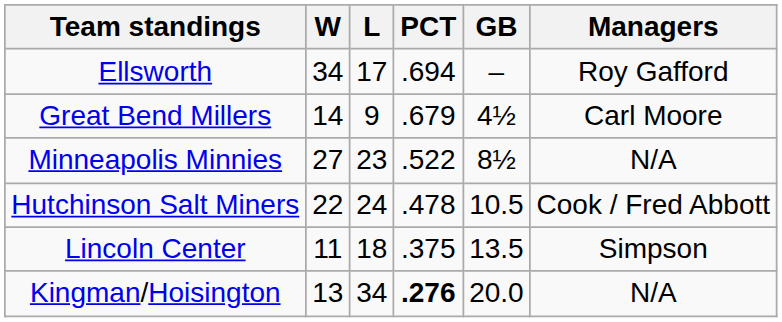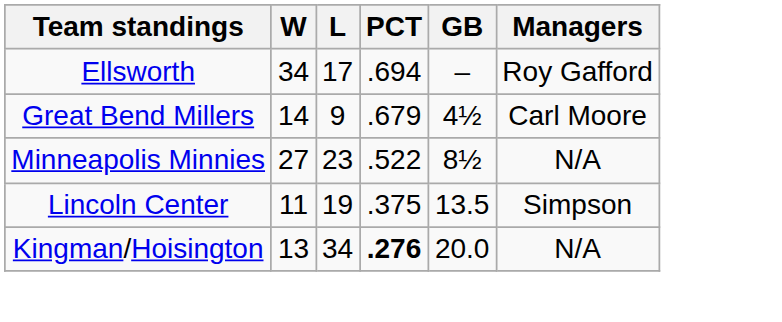- row: (155, 204)
(372, 248) 18 -> (338, 204) 19
